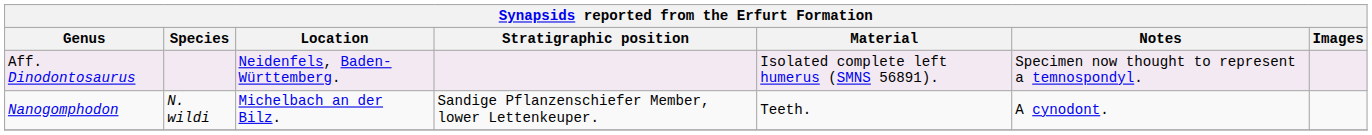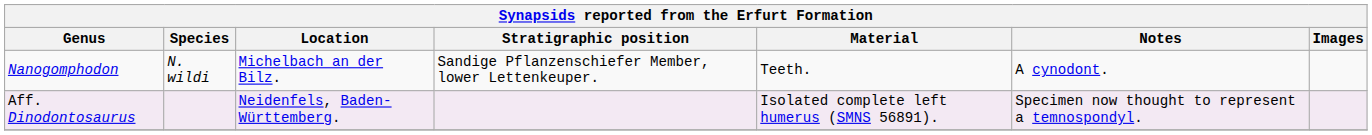rows swapped: (72, 70) <-> (63, 110)
